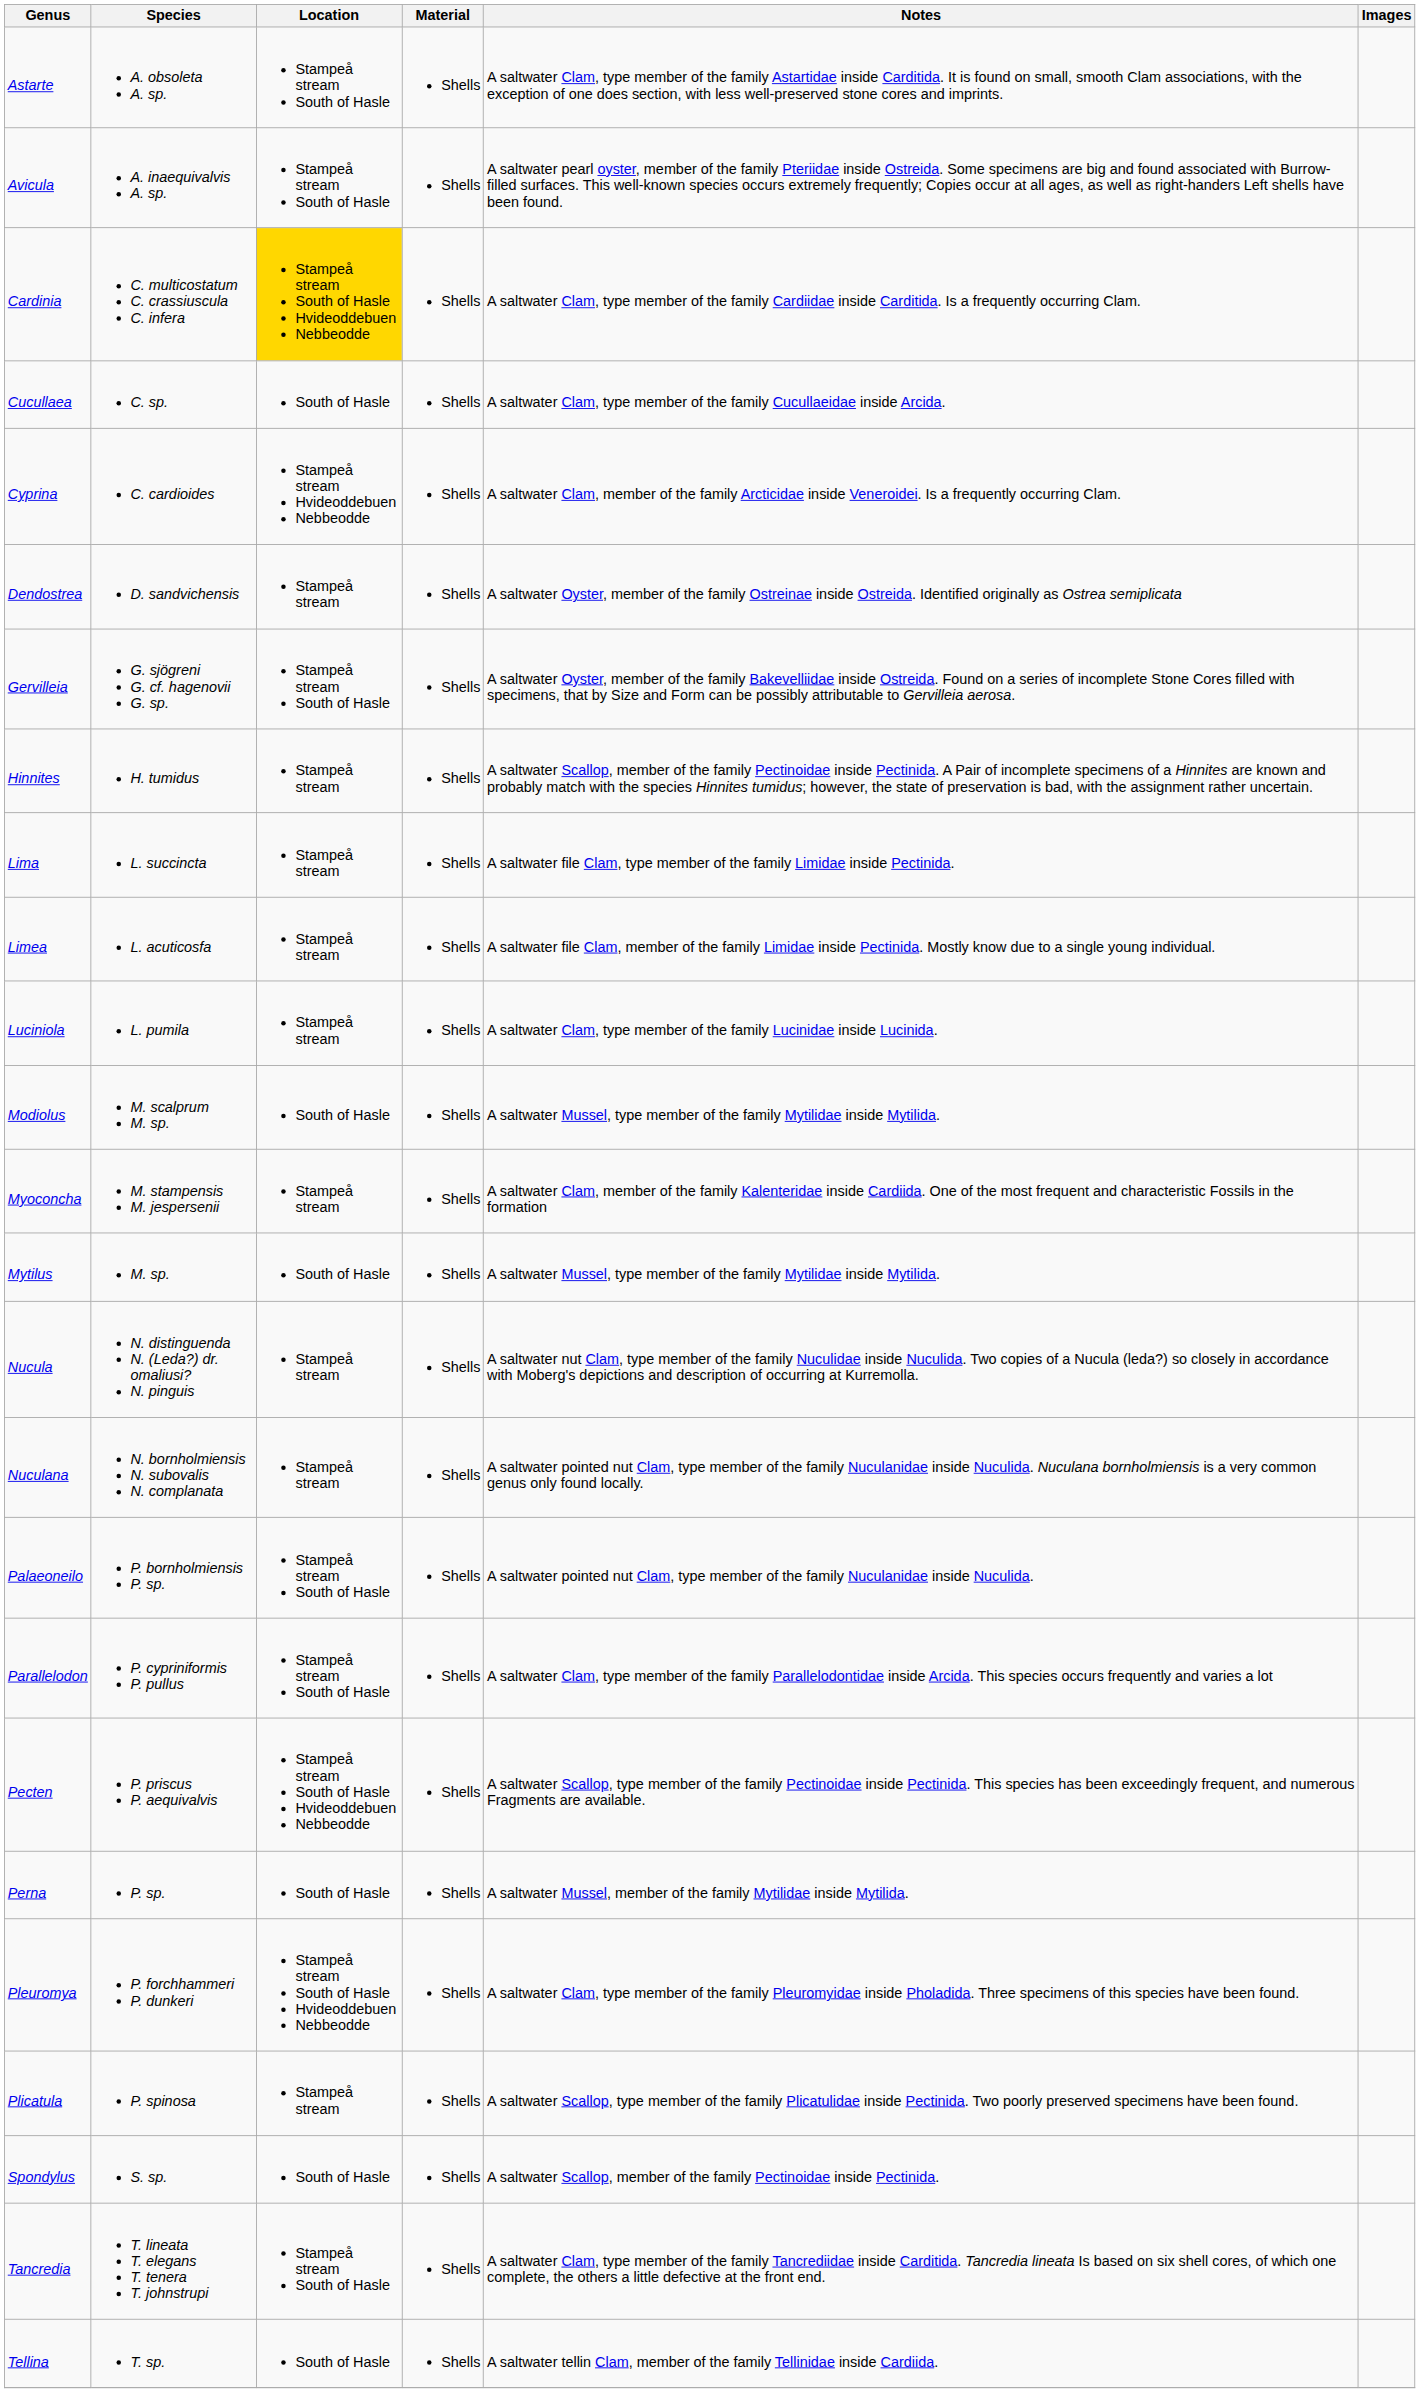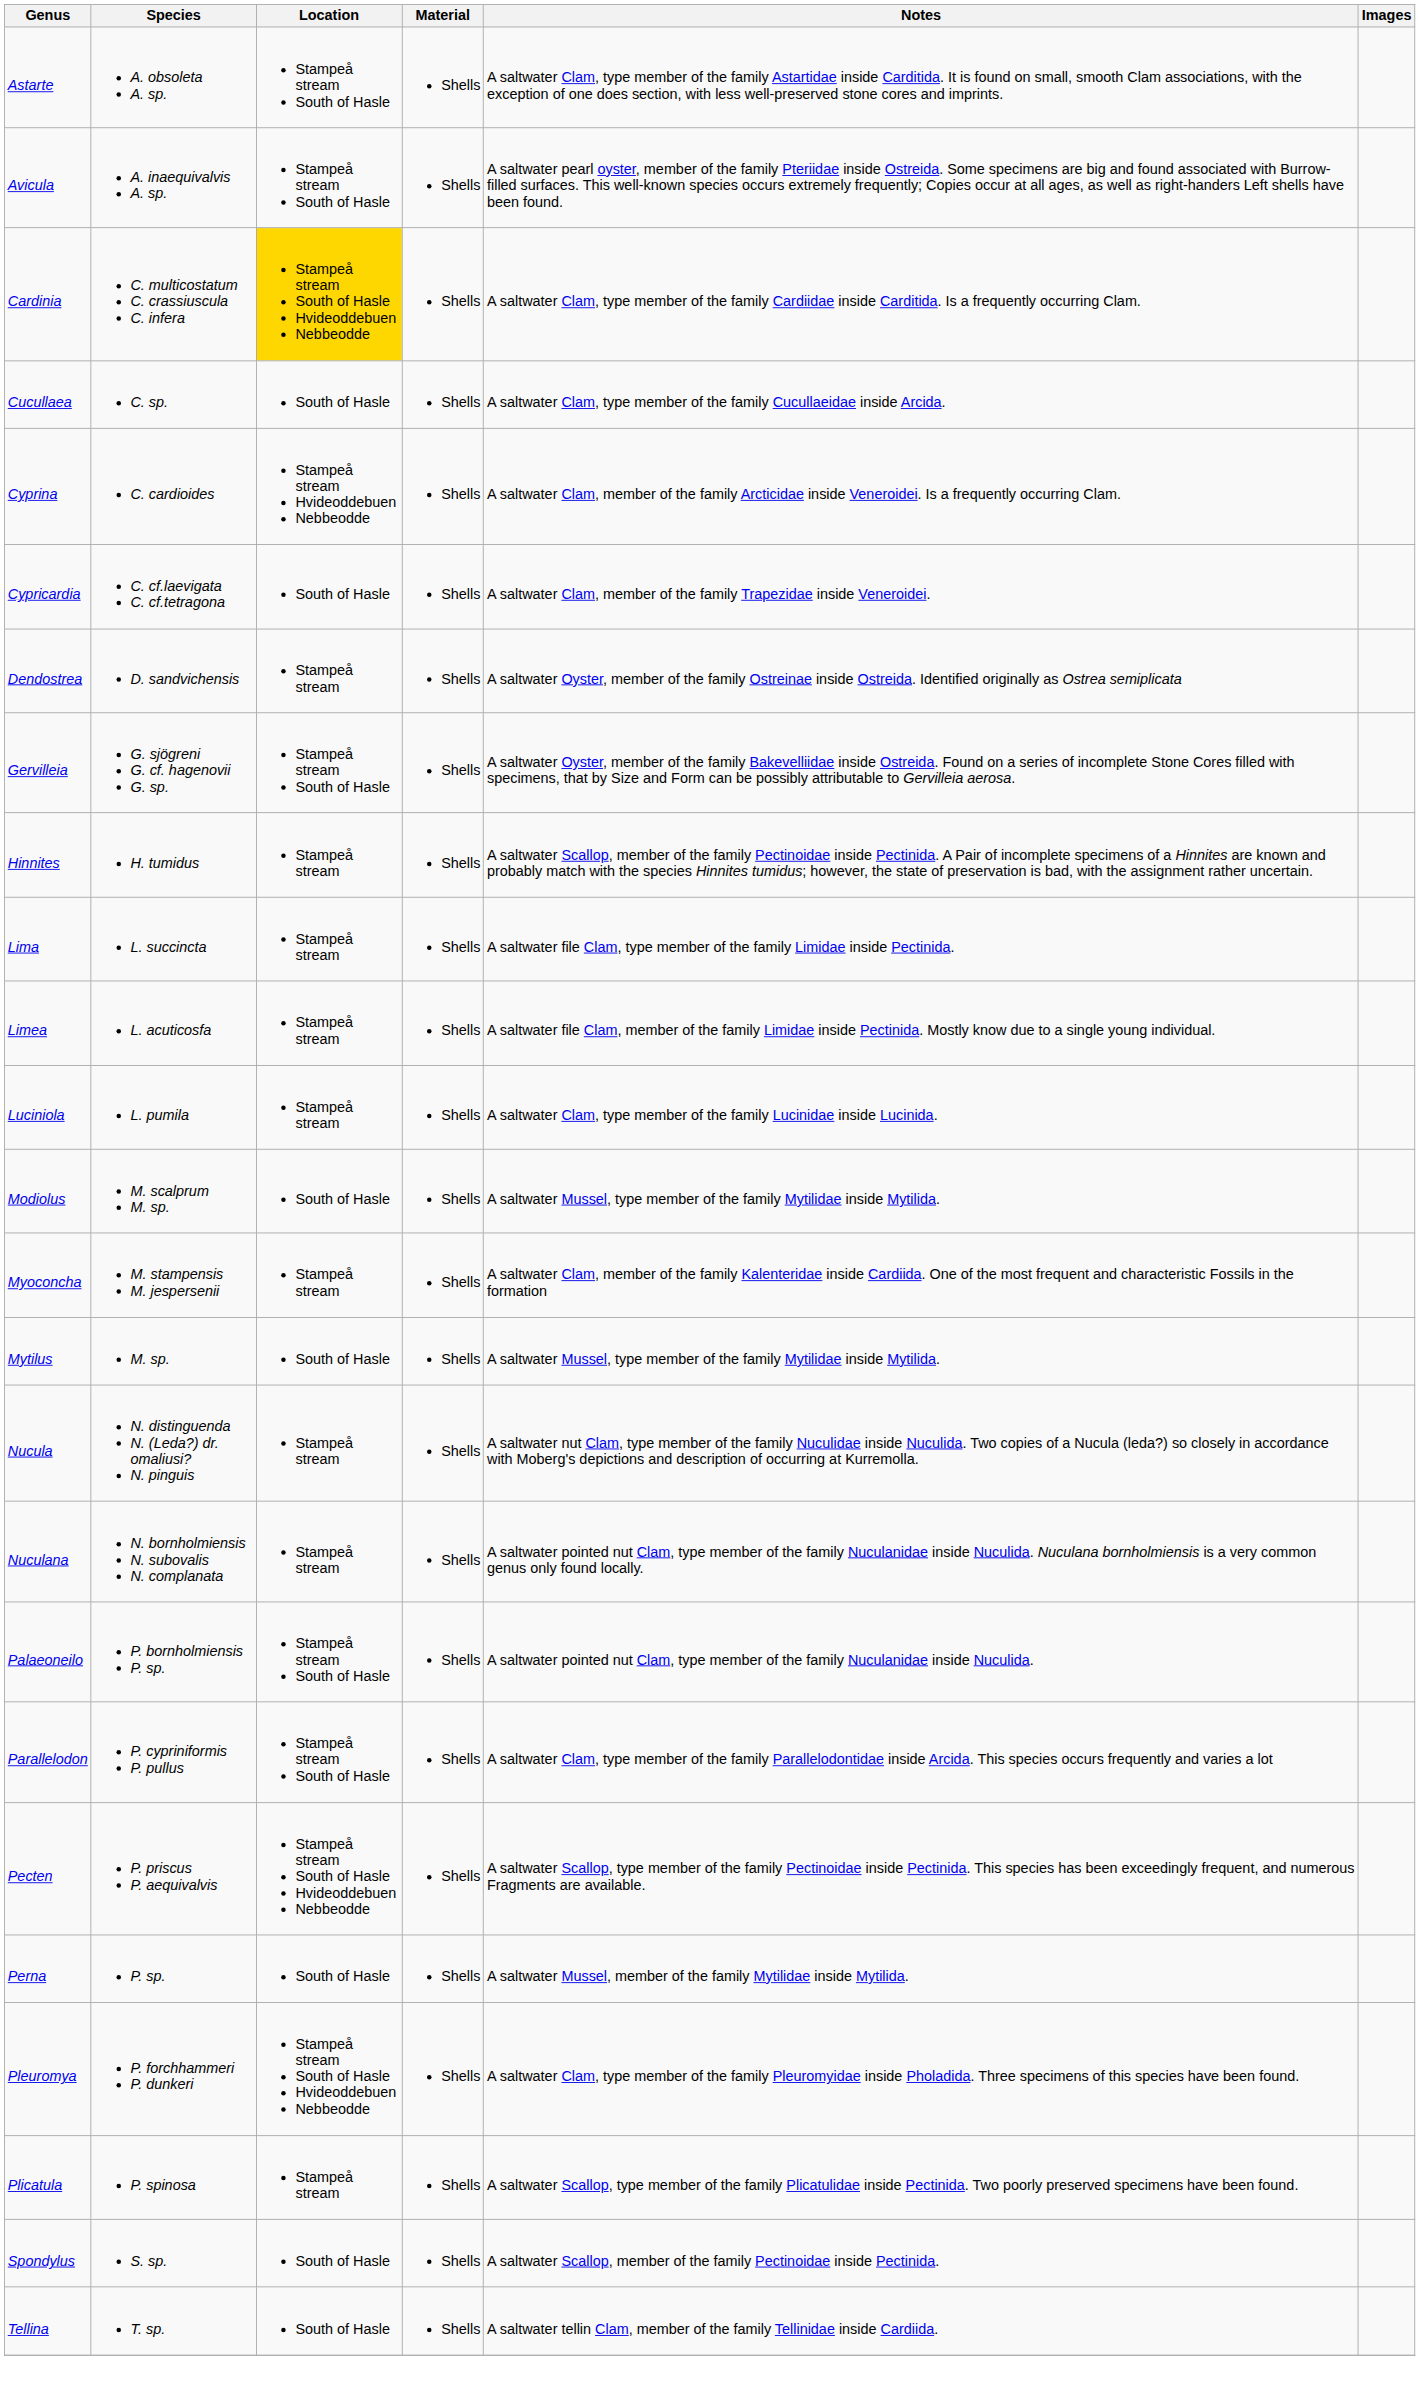+ row: (44, 594)
- row: (39, 2269)
